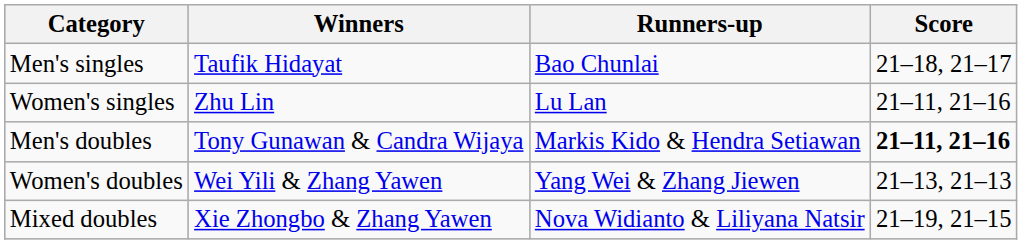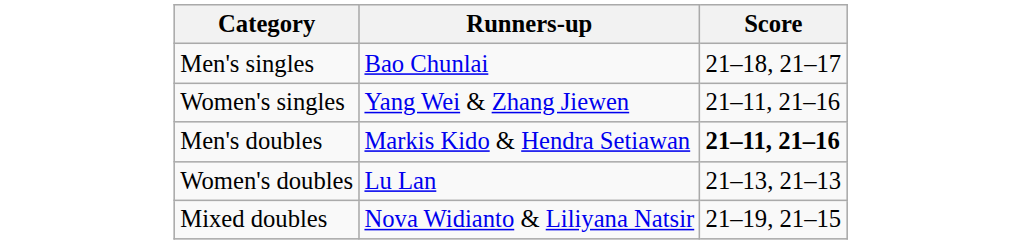- column: (359, 24)
(571, 102) Lu Lan -> (497, 102) Yang Wei & Zhang Jiewen
(667, 180) Yang Wei & Zhang Jiewen -> (400, 180) Lu Lan
